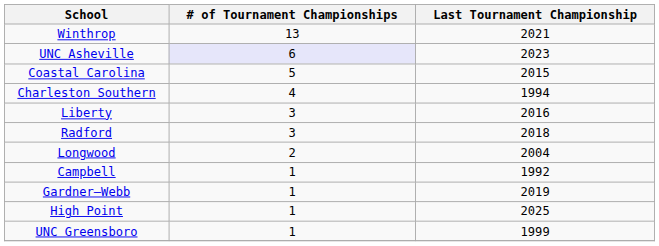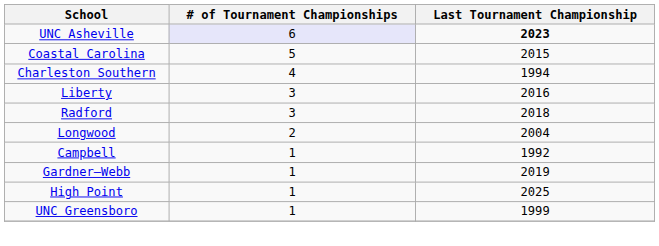- row: (87, 34)
(535, 54) normal -> (535, 34) bold
